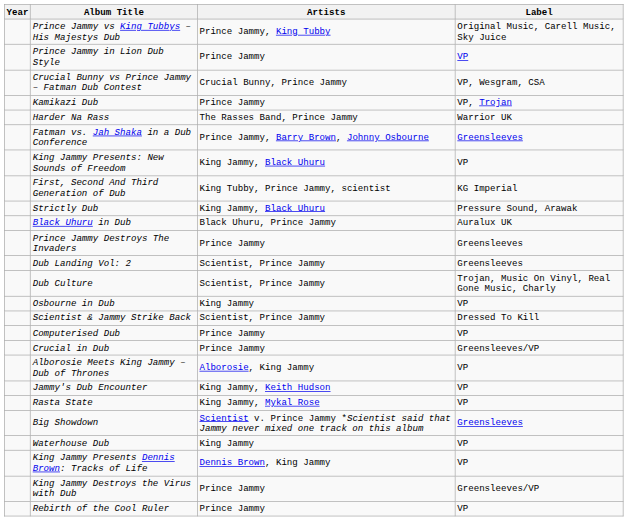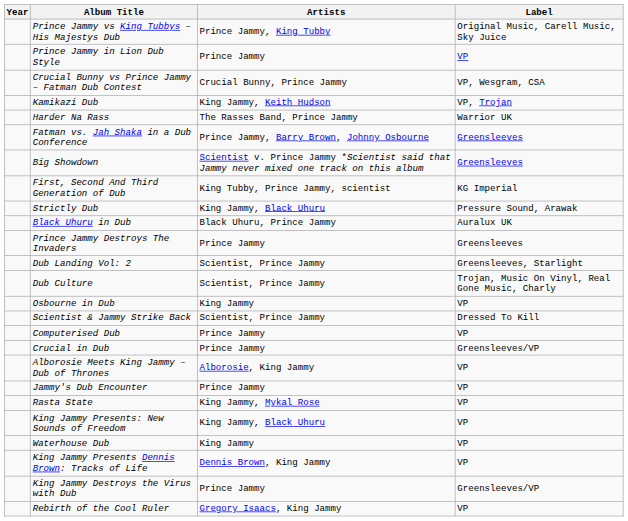(232, 103) Prince Jammy -> (265, 103) King Jammy, Keith Hudson
rows swapped: (65, 423) <-> (98, 163)
(490, 263) Greensleeves -> (520, 263) Greensleeves, Starlight
(265, 388) King Jammy, Keith Hudson -> (232, 388) Prince Jammy
(232, 509) Prince Jammy -> (270, 509) Gregory Isaacs, King Jammy
